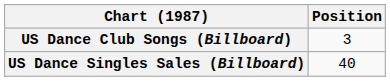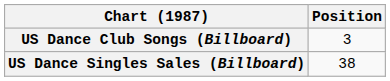(347, 64) 40 -> (347, 64) 38
